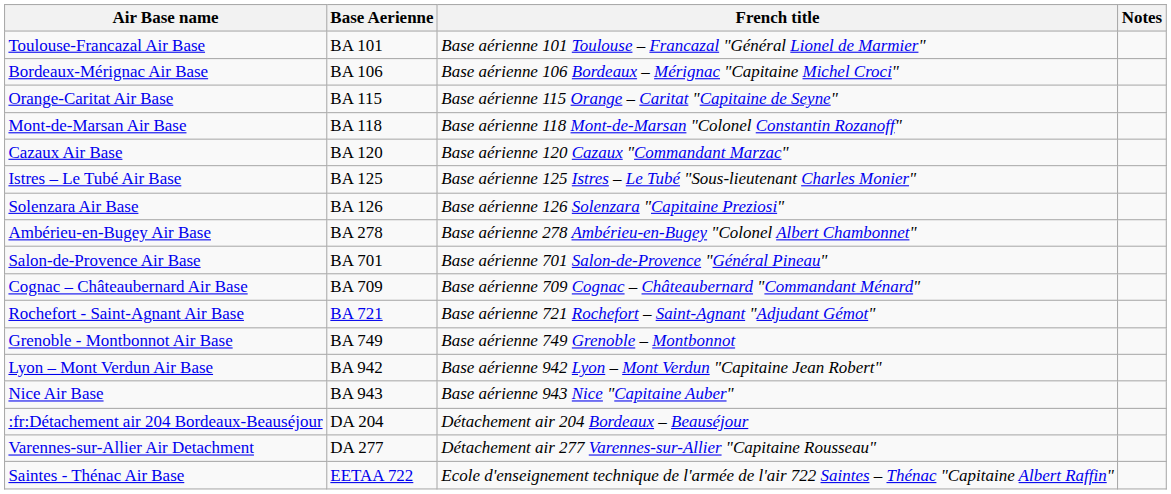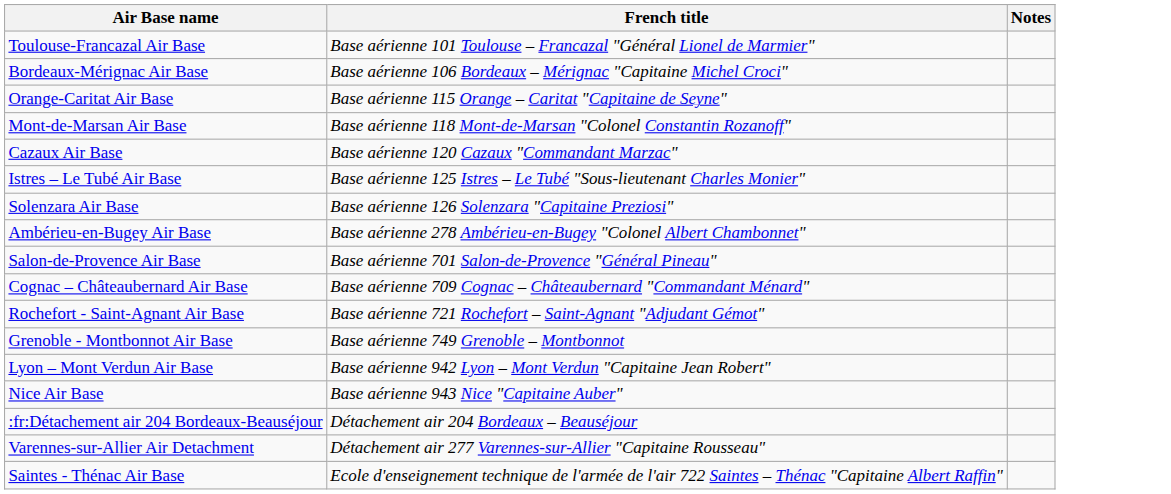- column: (382, 17)
